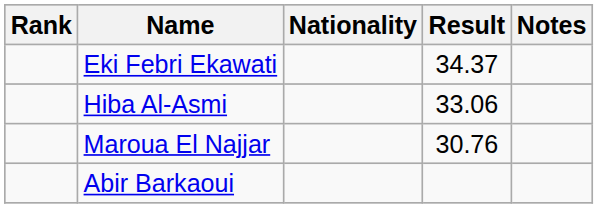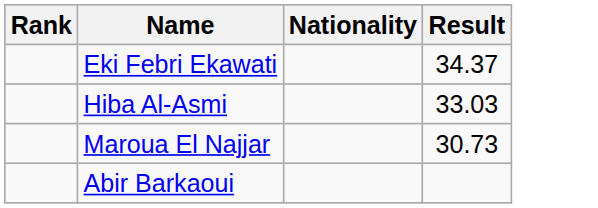- column: (552, 25)
(467, 104) 33.06 -> (467, 104) 33.03
(467, 144) 30.76 -> (467, 144) 30.73
